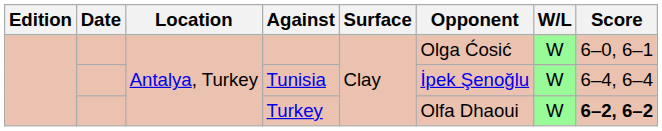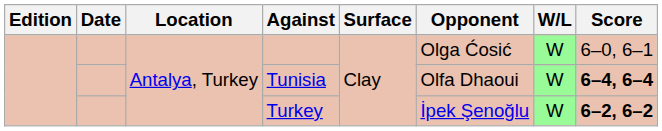(475, 79) İpek Şenoğlu -> (470, 79) Olfa Dhaoui
(617, 79) normal -> (617, 79) bold
(470, 109) Olfa Dhaoui -> (475, 109) İpek Şenoğlu
